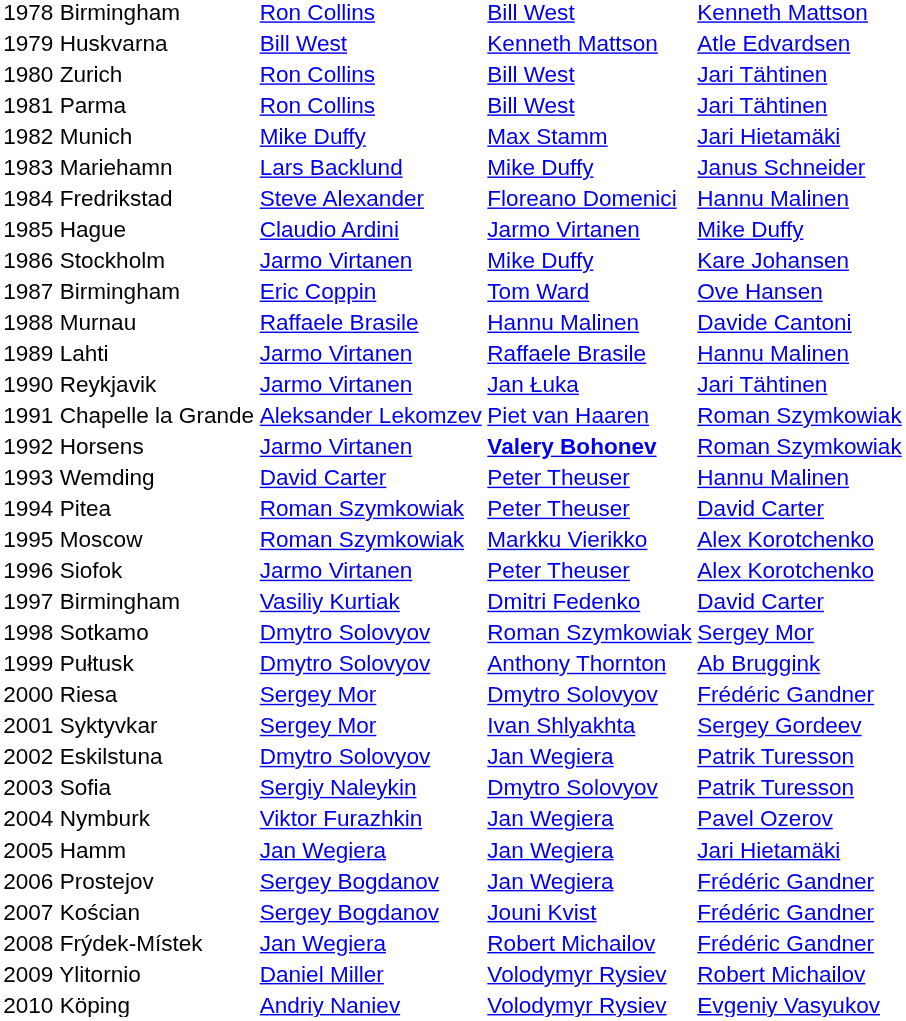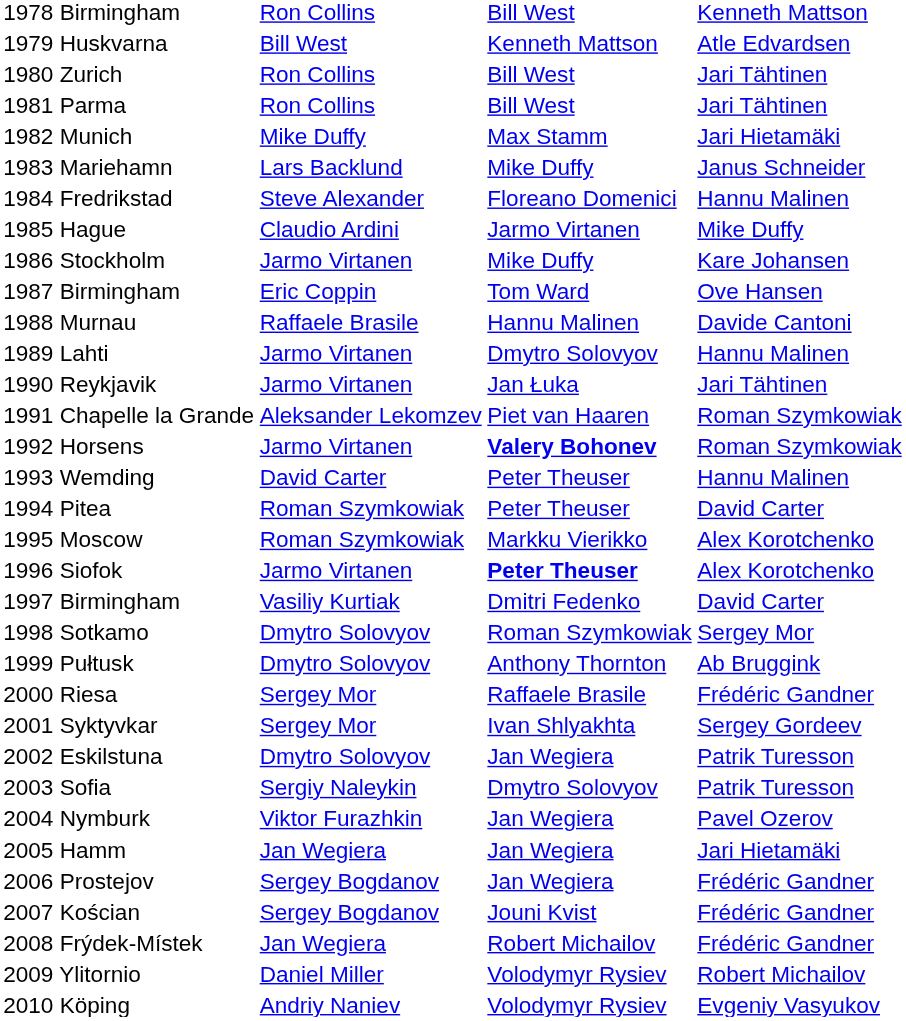(567, 353) Raffaele Brasile -> (573, 353) Dmytro Solovyov
(559, 571) normal -> (563, 571) bold
(573, 695) Dmytro Solovyov -> (567, 695) Raffaele Brasile
